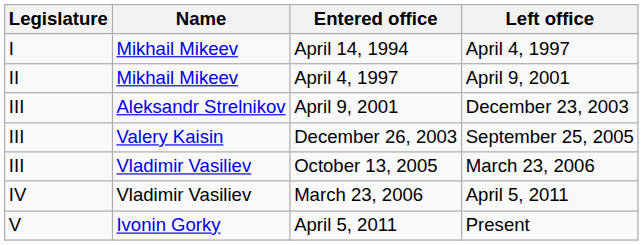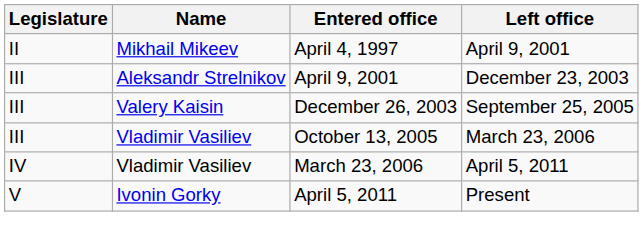- row: (351, 48)
